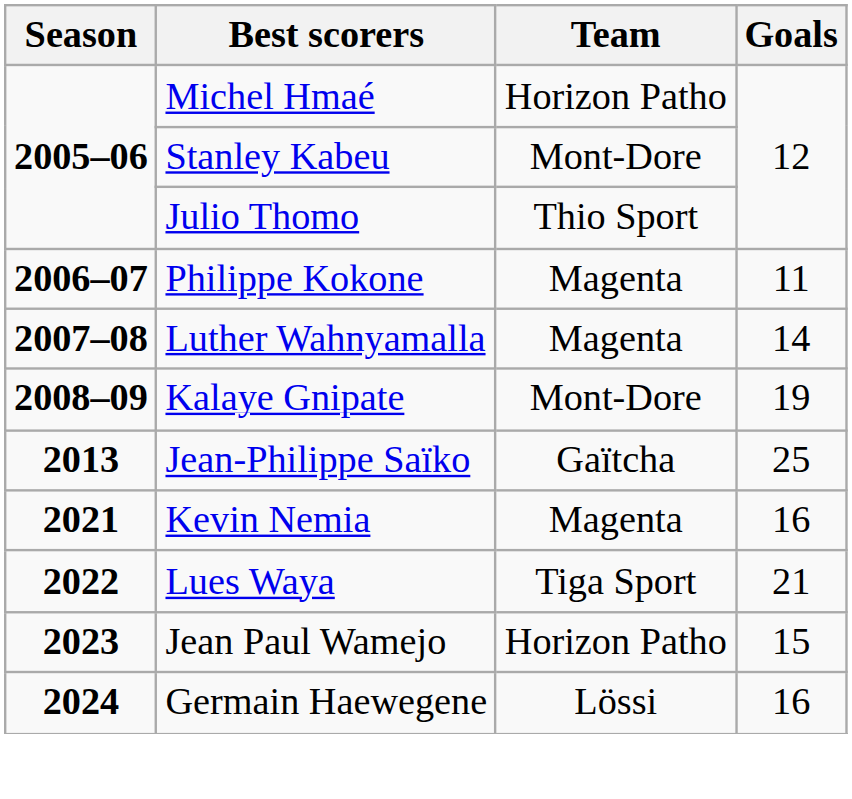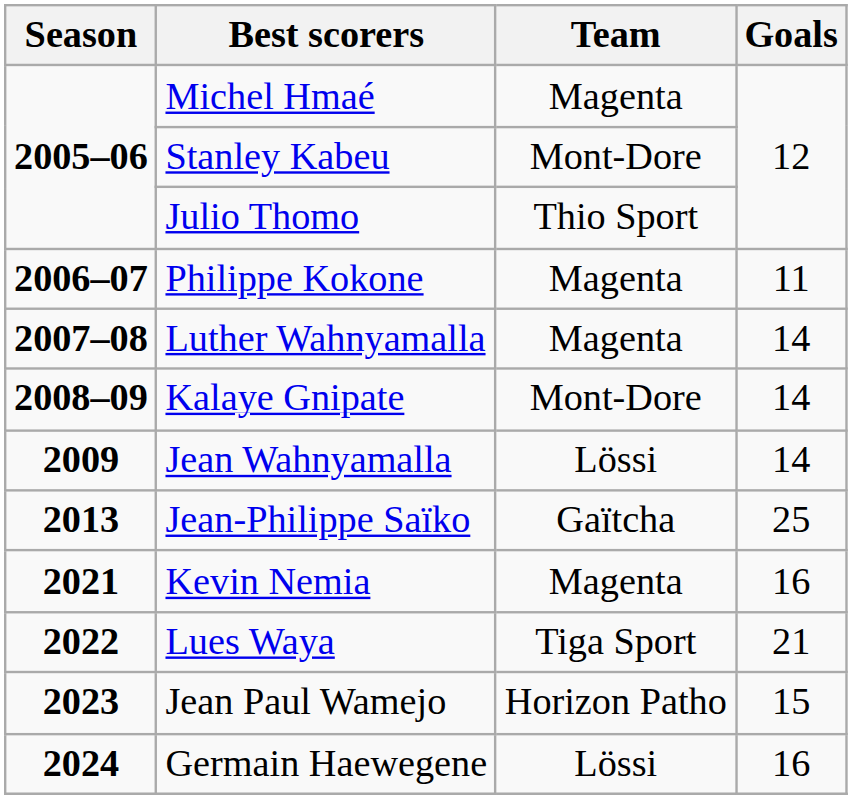(616, 95) Horizon Patho -> (616, 95) Magenta
(791, 398) 19 -> (791, 398) 14
+ row: (309, 459)
